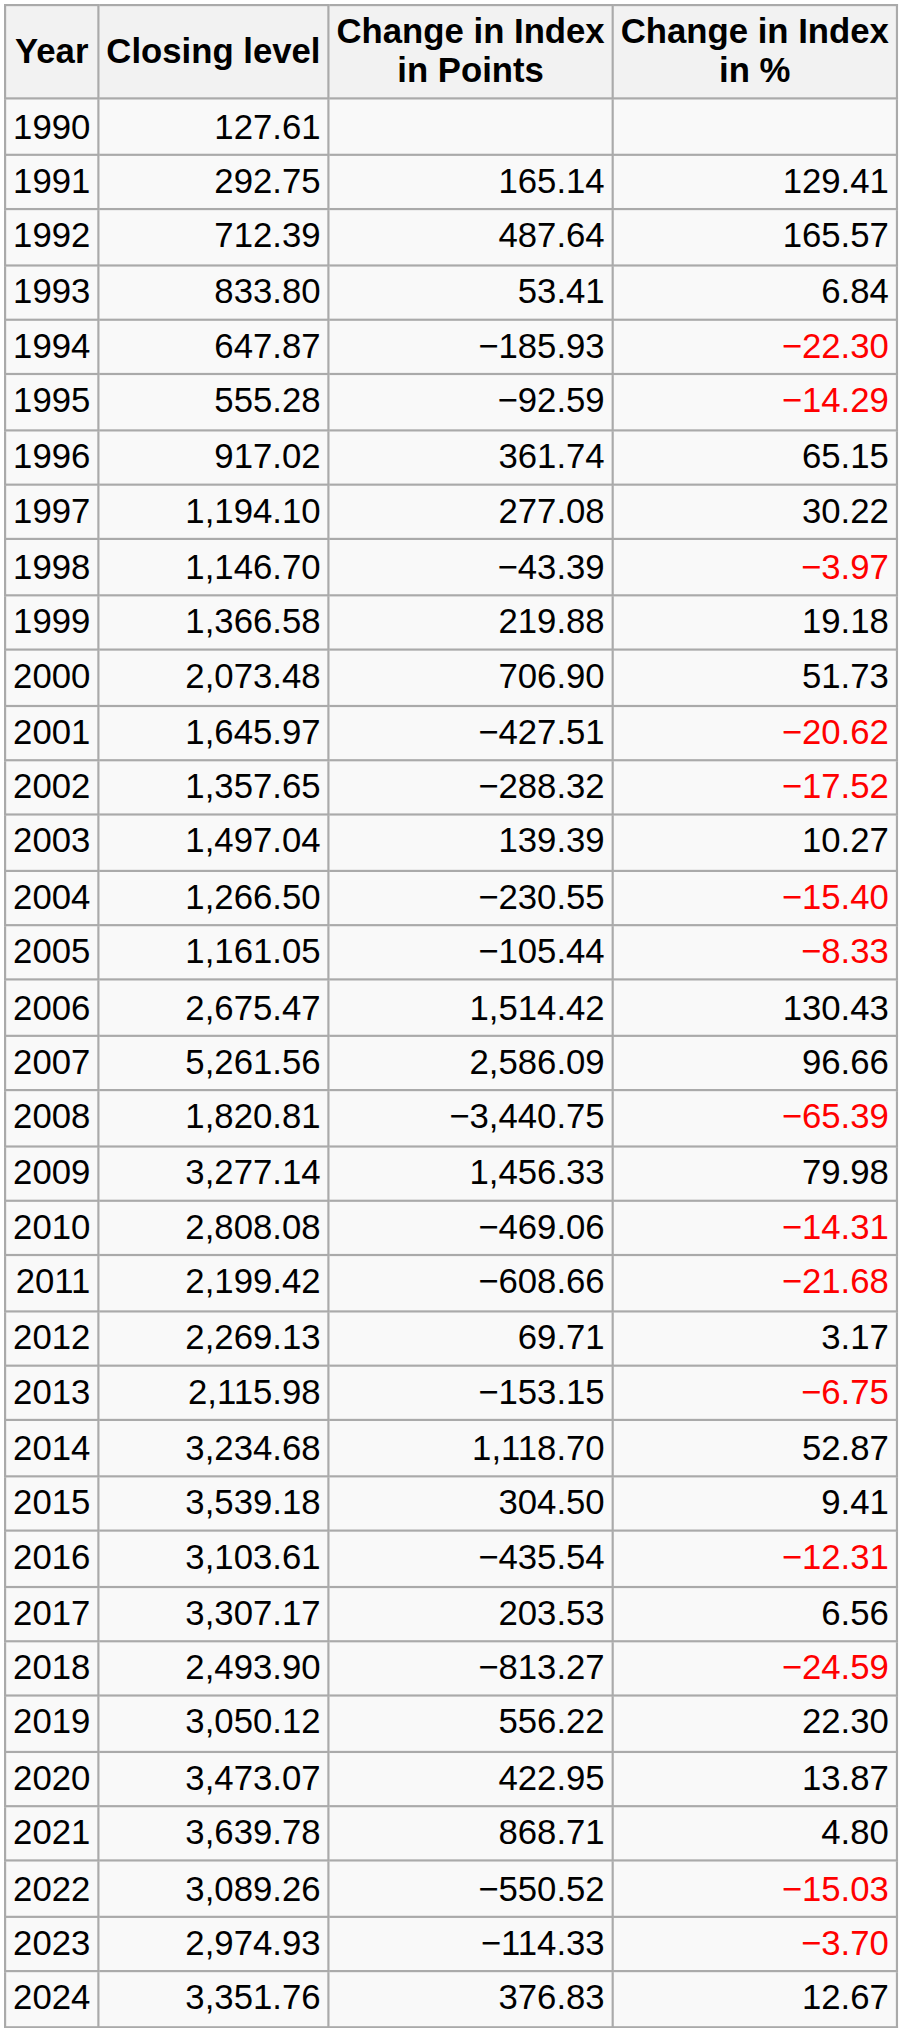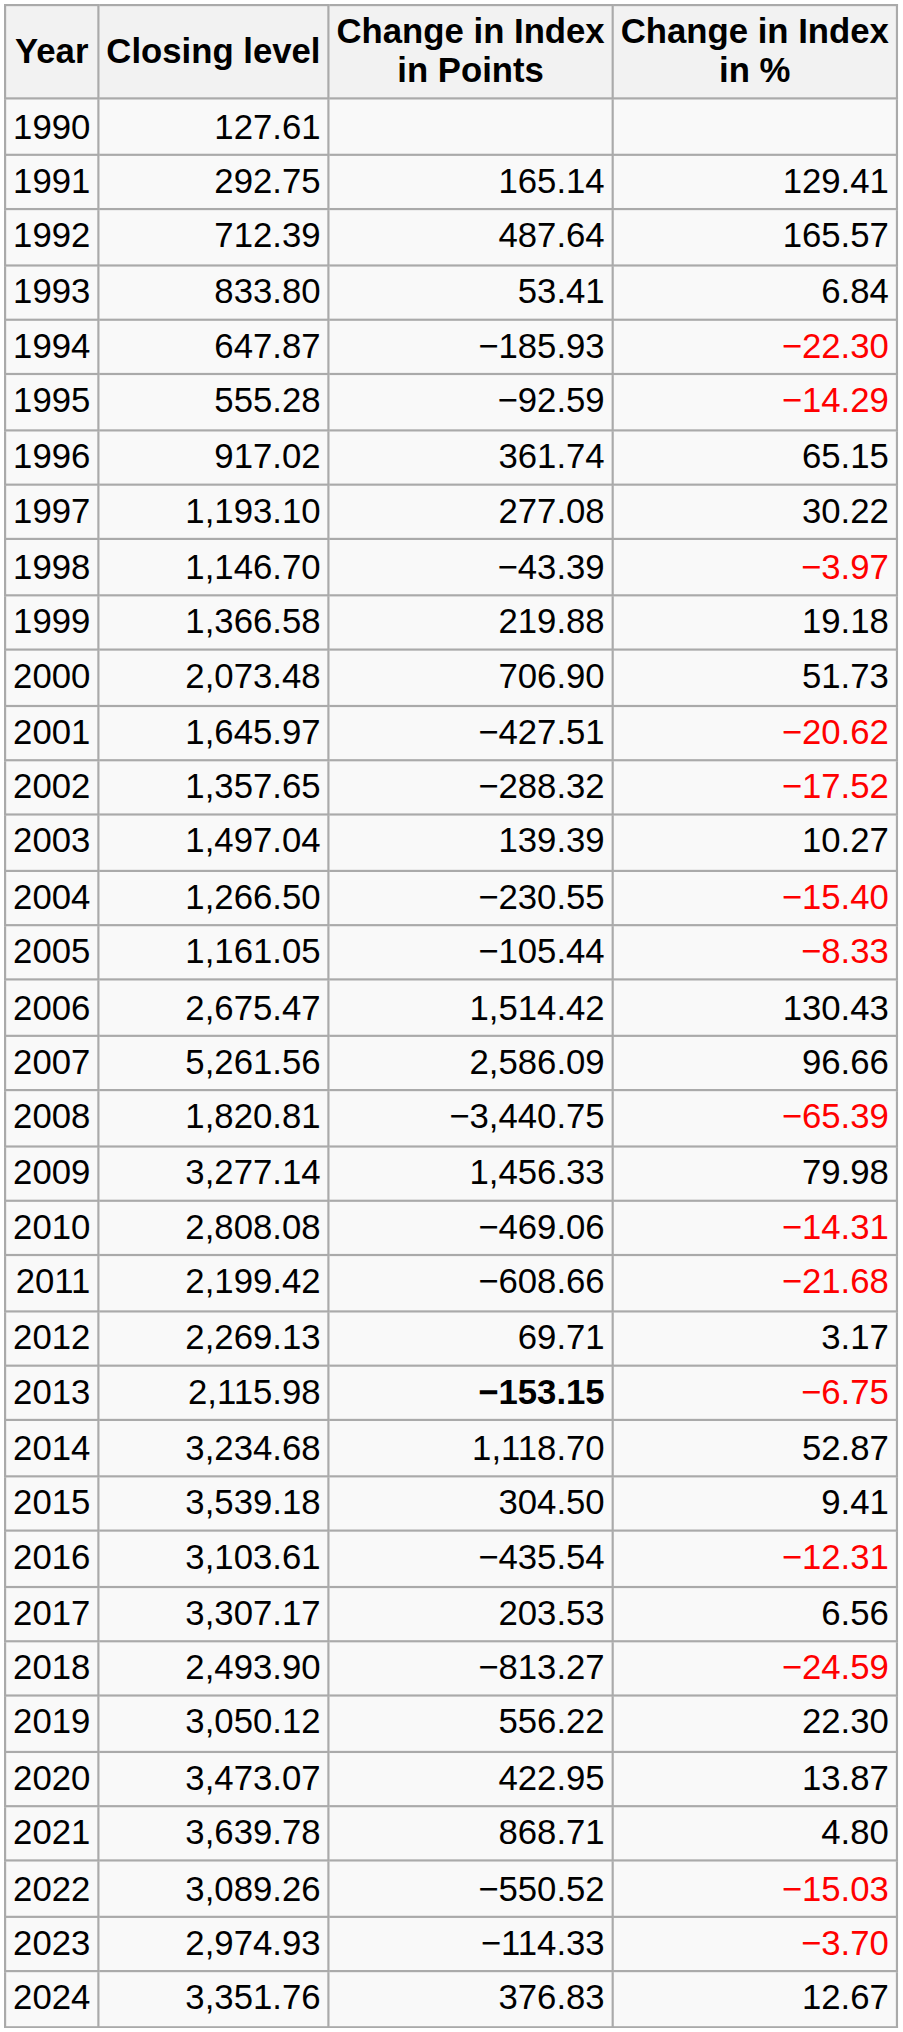(253, 511) 1,194.10 -> (253, 511) 1,193.10
(541, 1392) normal -> (541, 1392) bold
